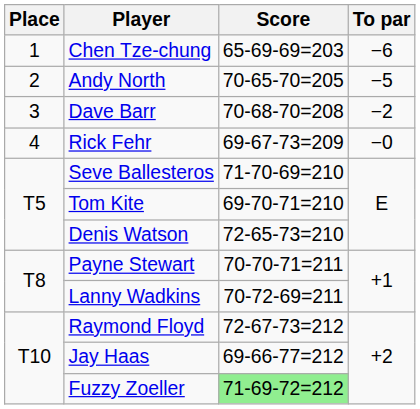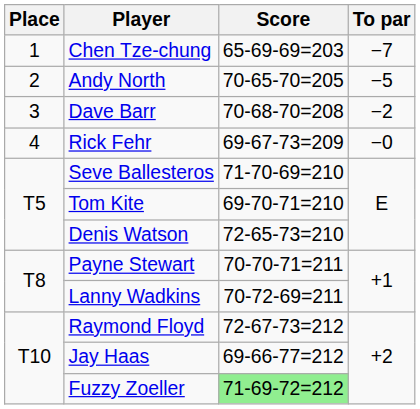(382, 50) −6 -> (382, 50) −7
